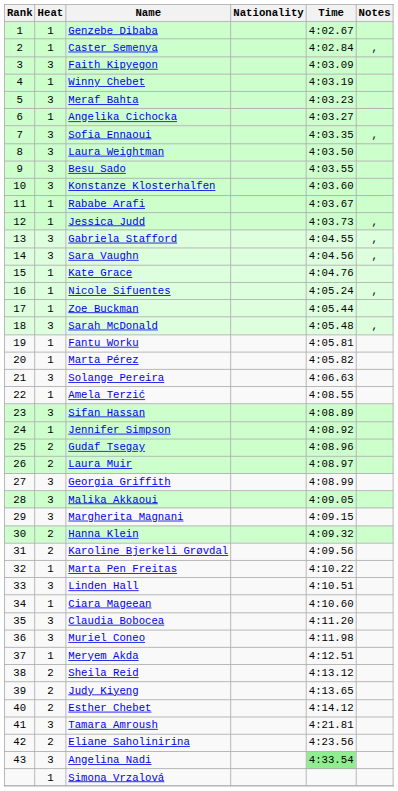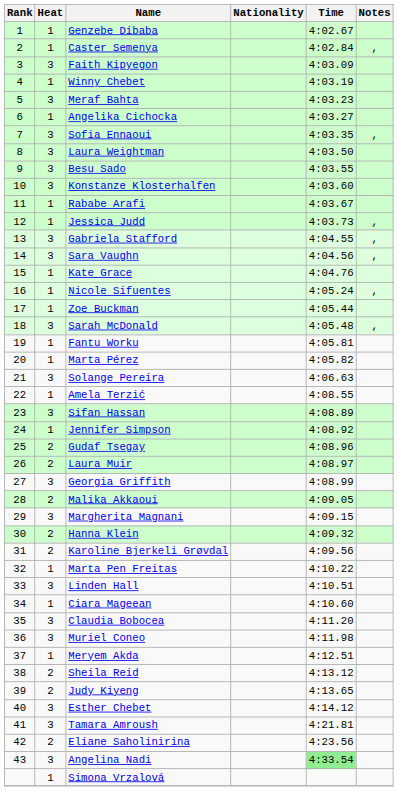(50, 500) 3 -> (50, 500) 2
(50, 708) 2 -> (50, 708) 3
